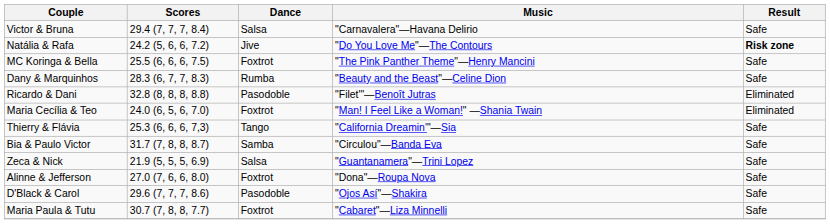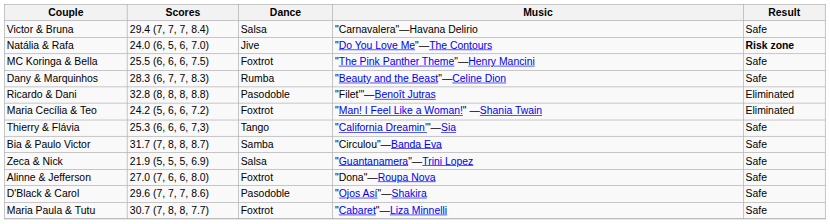(169, 45) 24.2 (5, 6, 6, 7.2) -> (169, 45) 24.0 (6, 5, 6, 7.0)
(169, 111) 24.0 (6, 5, 6, 7.0) -> (169, 111) 24.2 (5, 6, 6, 7.2)
